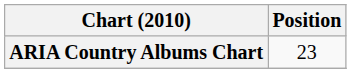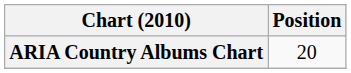(307, 52) 23 -> (307, 52) 20
